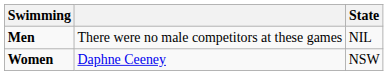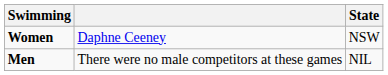rows swapped: (21, 37) <-> (30, 59)
